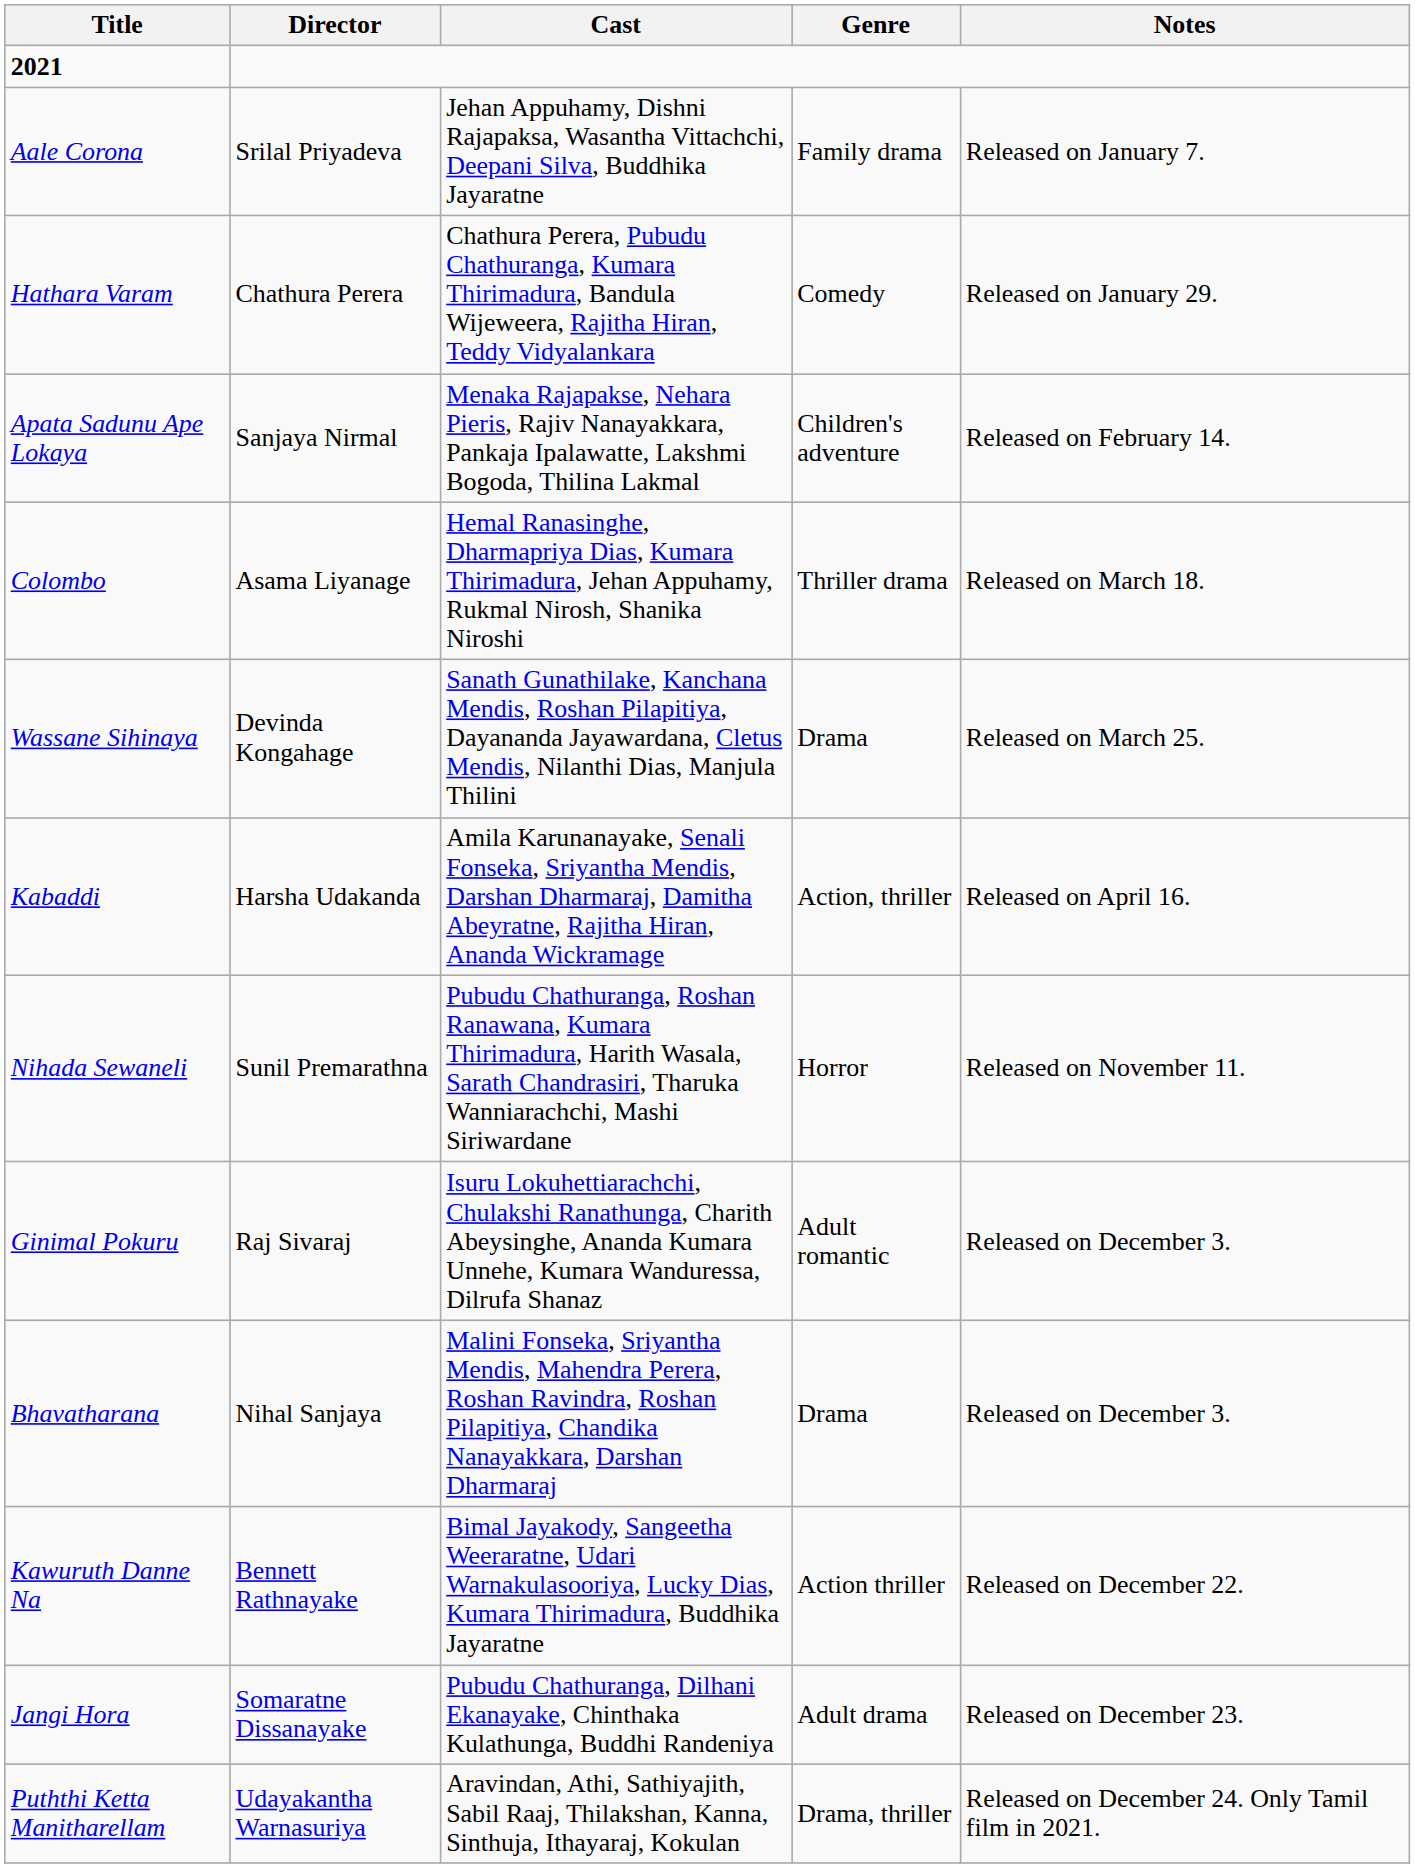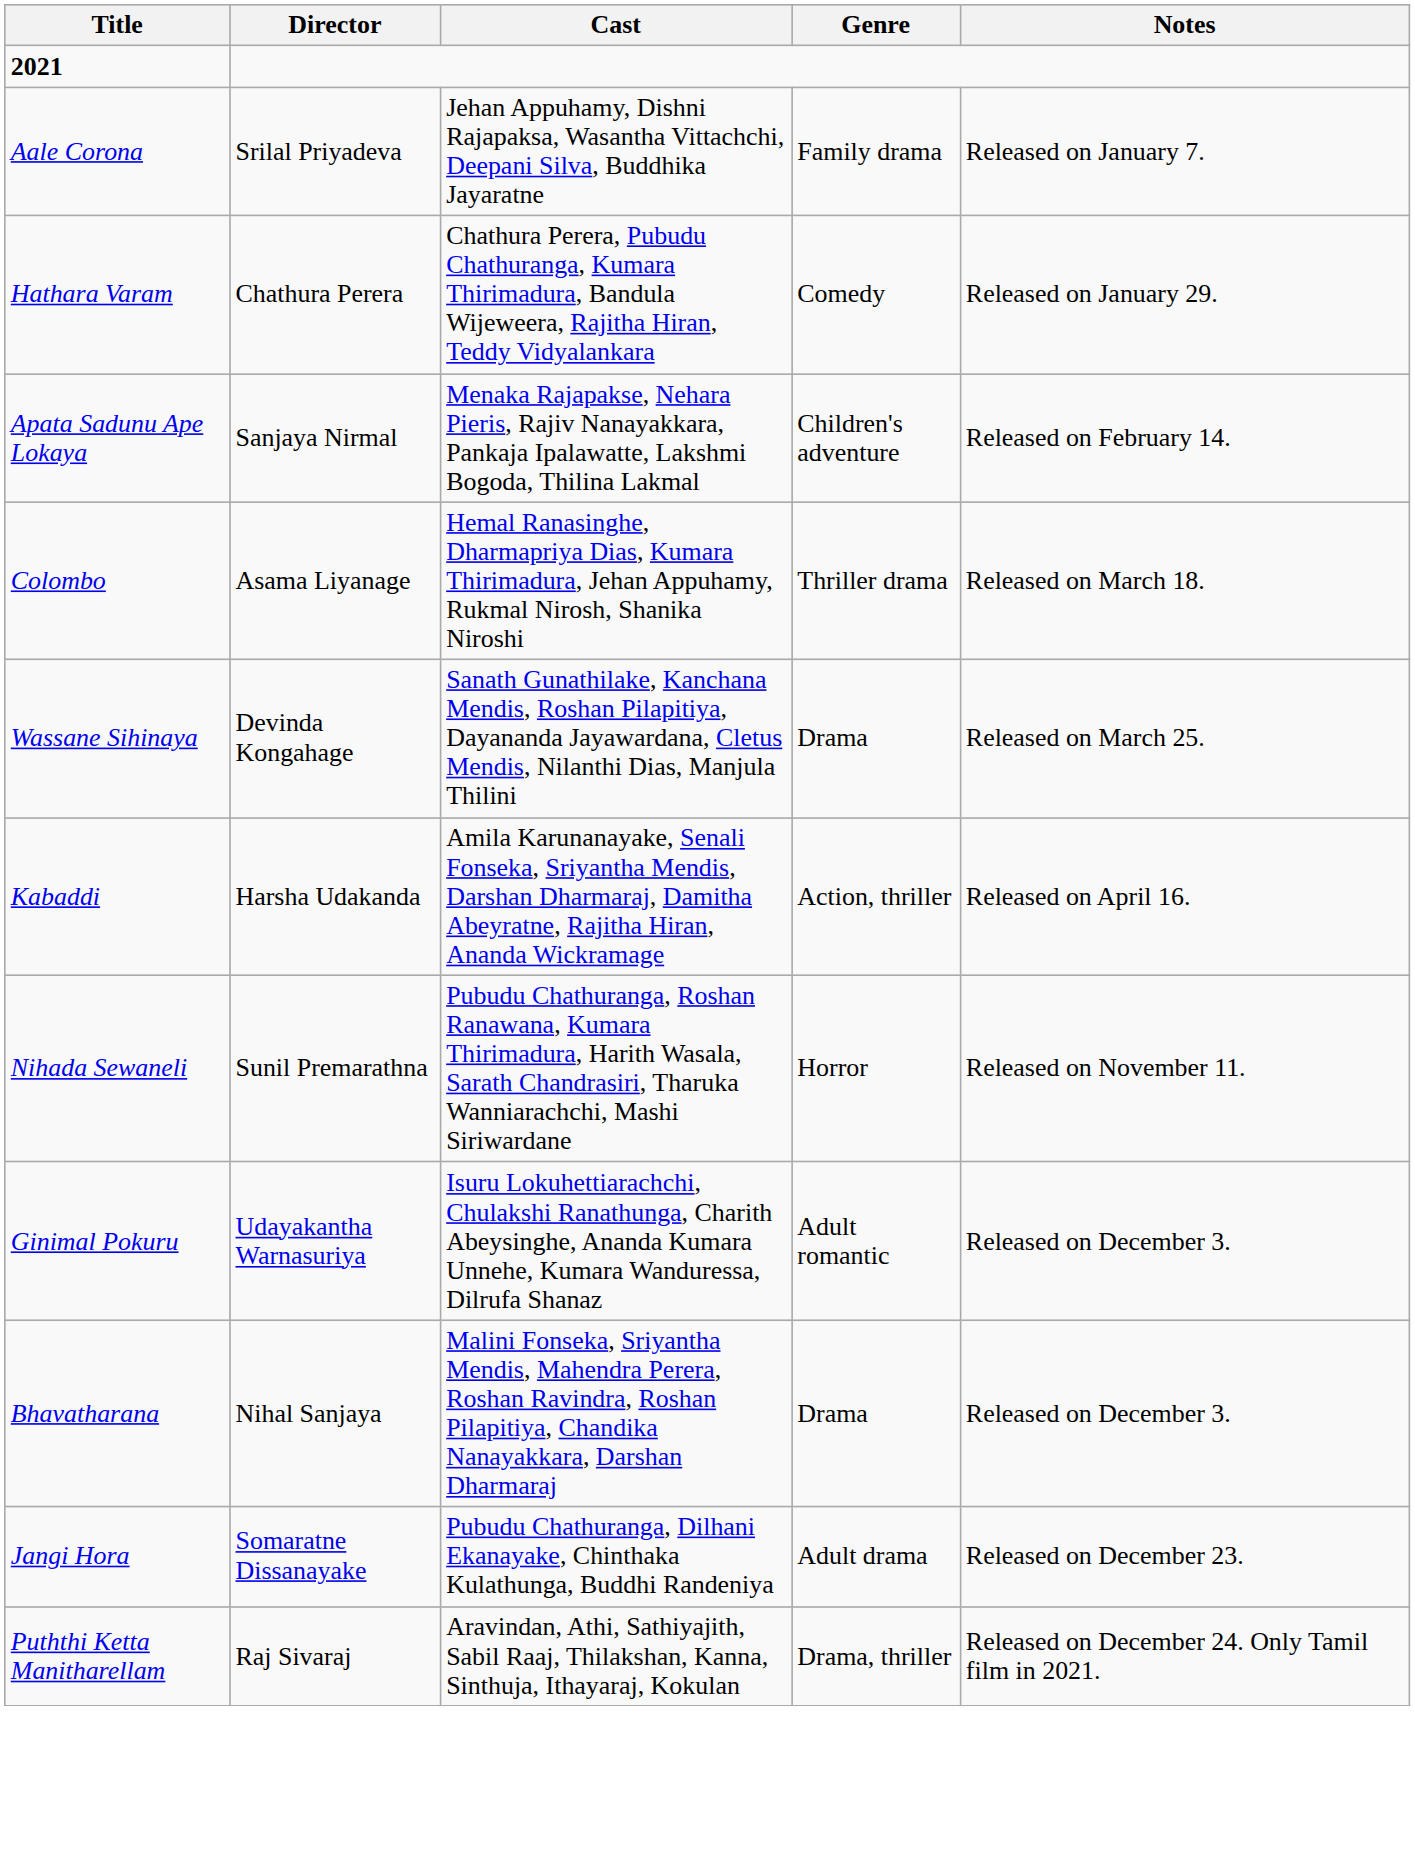(293, 1240) Raj Sivaraj -> (304, 1240) Udayakantha Warnasuriya
- row: (100, 1585)
(304, 1813) Udayakantha Warnasuriya -> (293, 1655) Raj Sivaraj
